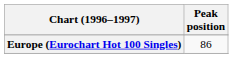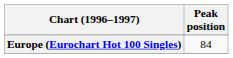(206, 44) 86 -> (206, 44) 84
